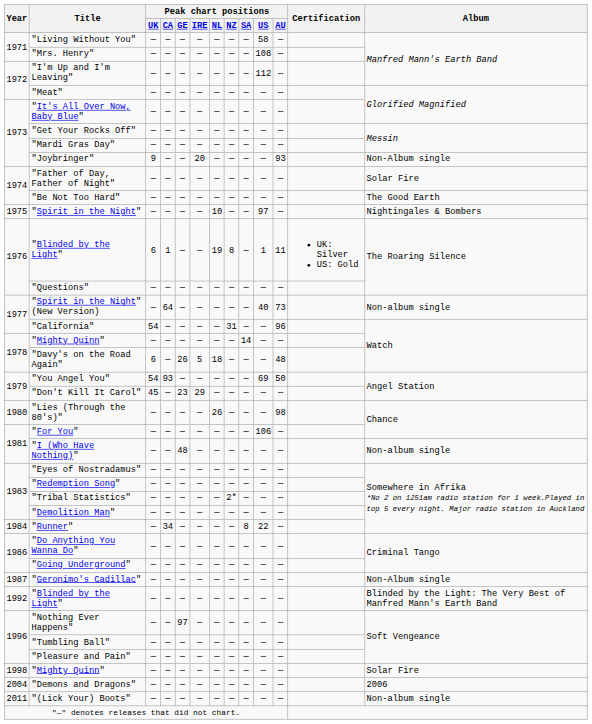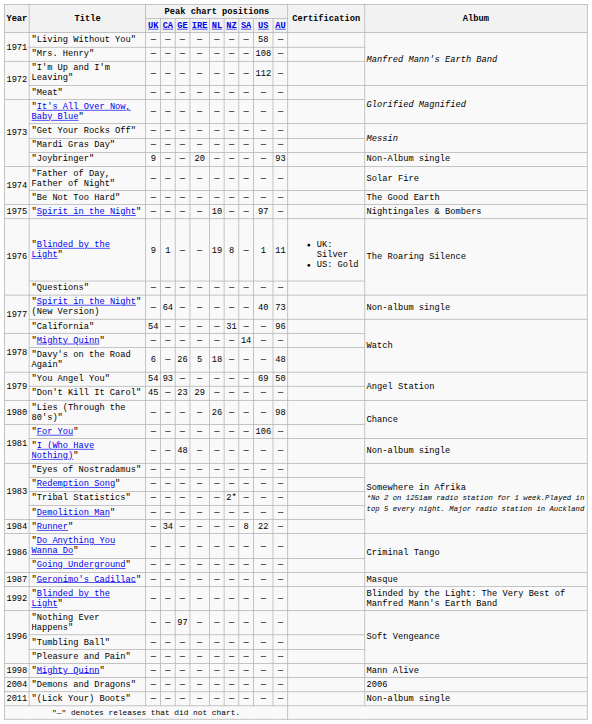(153, 250) 6 -> (153, 250) 9
(408, 579) Non-Album single -> (382, 579) Masque
(393, 671) Solar Fire -> (393, 671) Mann Alive
